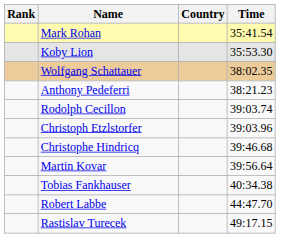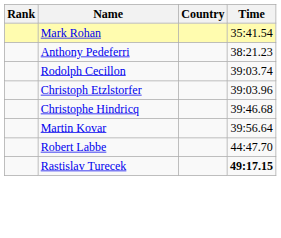- row: (67, 52)
- row: (91, 71)
- row: (86, 185)
(251, 223) normal -> (252, 166) bold
